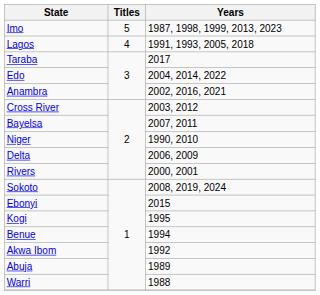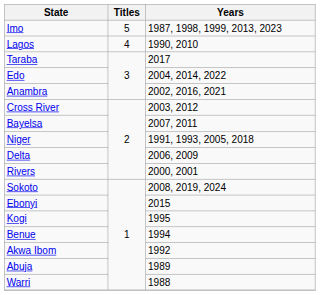(201, 44) 1991, 1993, 2005, 2018 -> (173, 44) 1990, 2010
(173, 140) 1990, 2010 -> (201, 140) 1991, 1993, 2005, 2018
